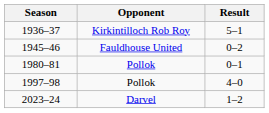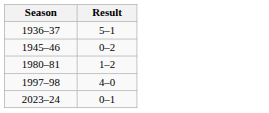- column: (141, 13)
(234, 64) 0–1 -> (107, 64) 1–2
(234, 99) 1–2 -> (107, 99) 0–1
